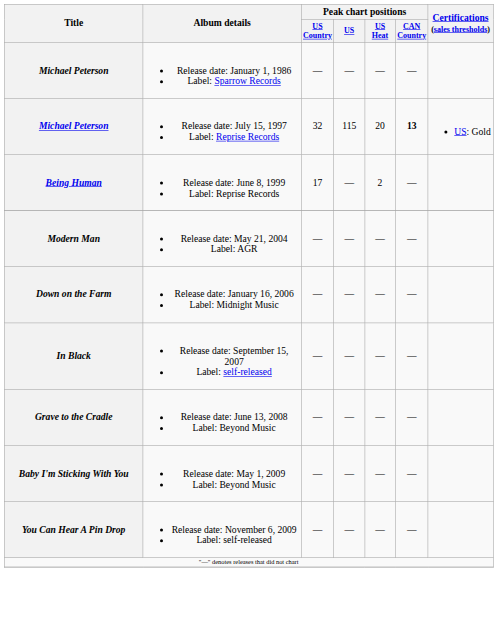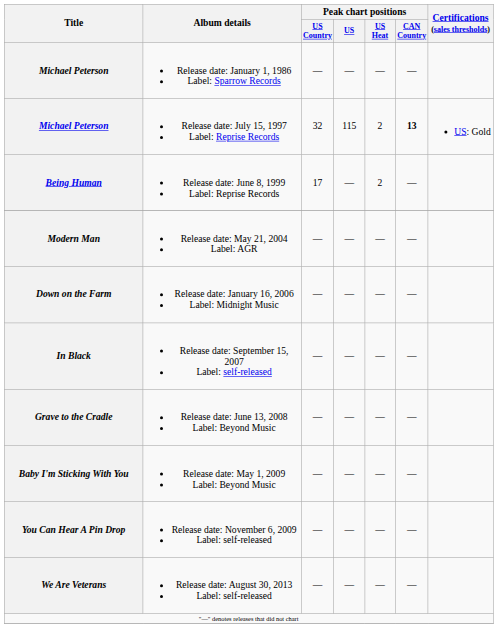(380, 126) 20 -> (380, 126) 2
+ row: (222, 591)
